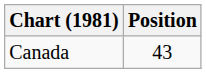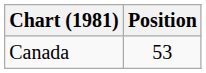(162, 52) 43 -> (162, 52) 53
